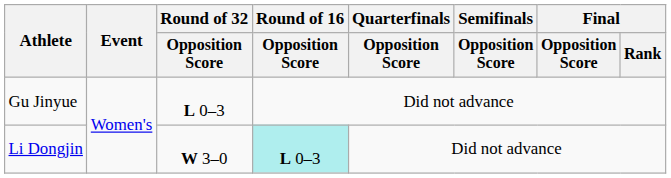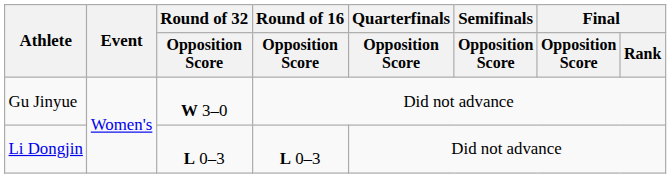(204, 111) L 0–3 -> (204, 111) W 3–0
(204, 159) W 3–0 -> (204, 159) L 0–3
(300, 159) paleturquoise background -> (300, 159) no background
